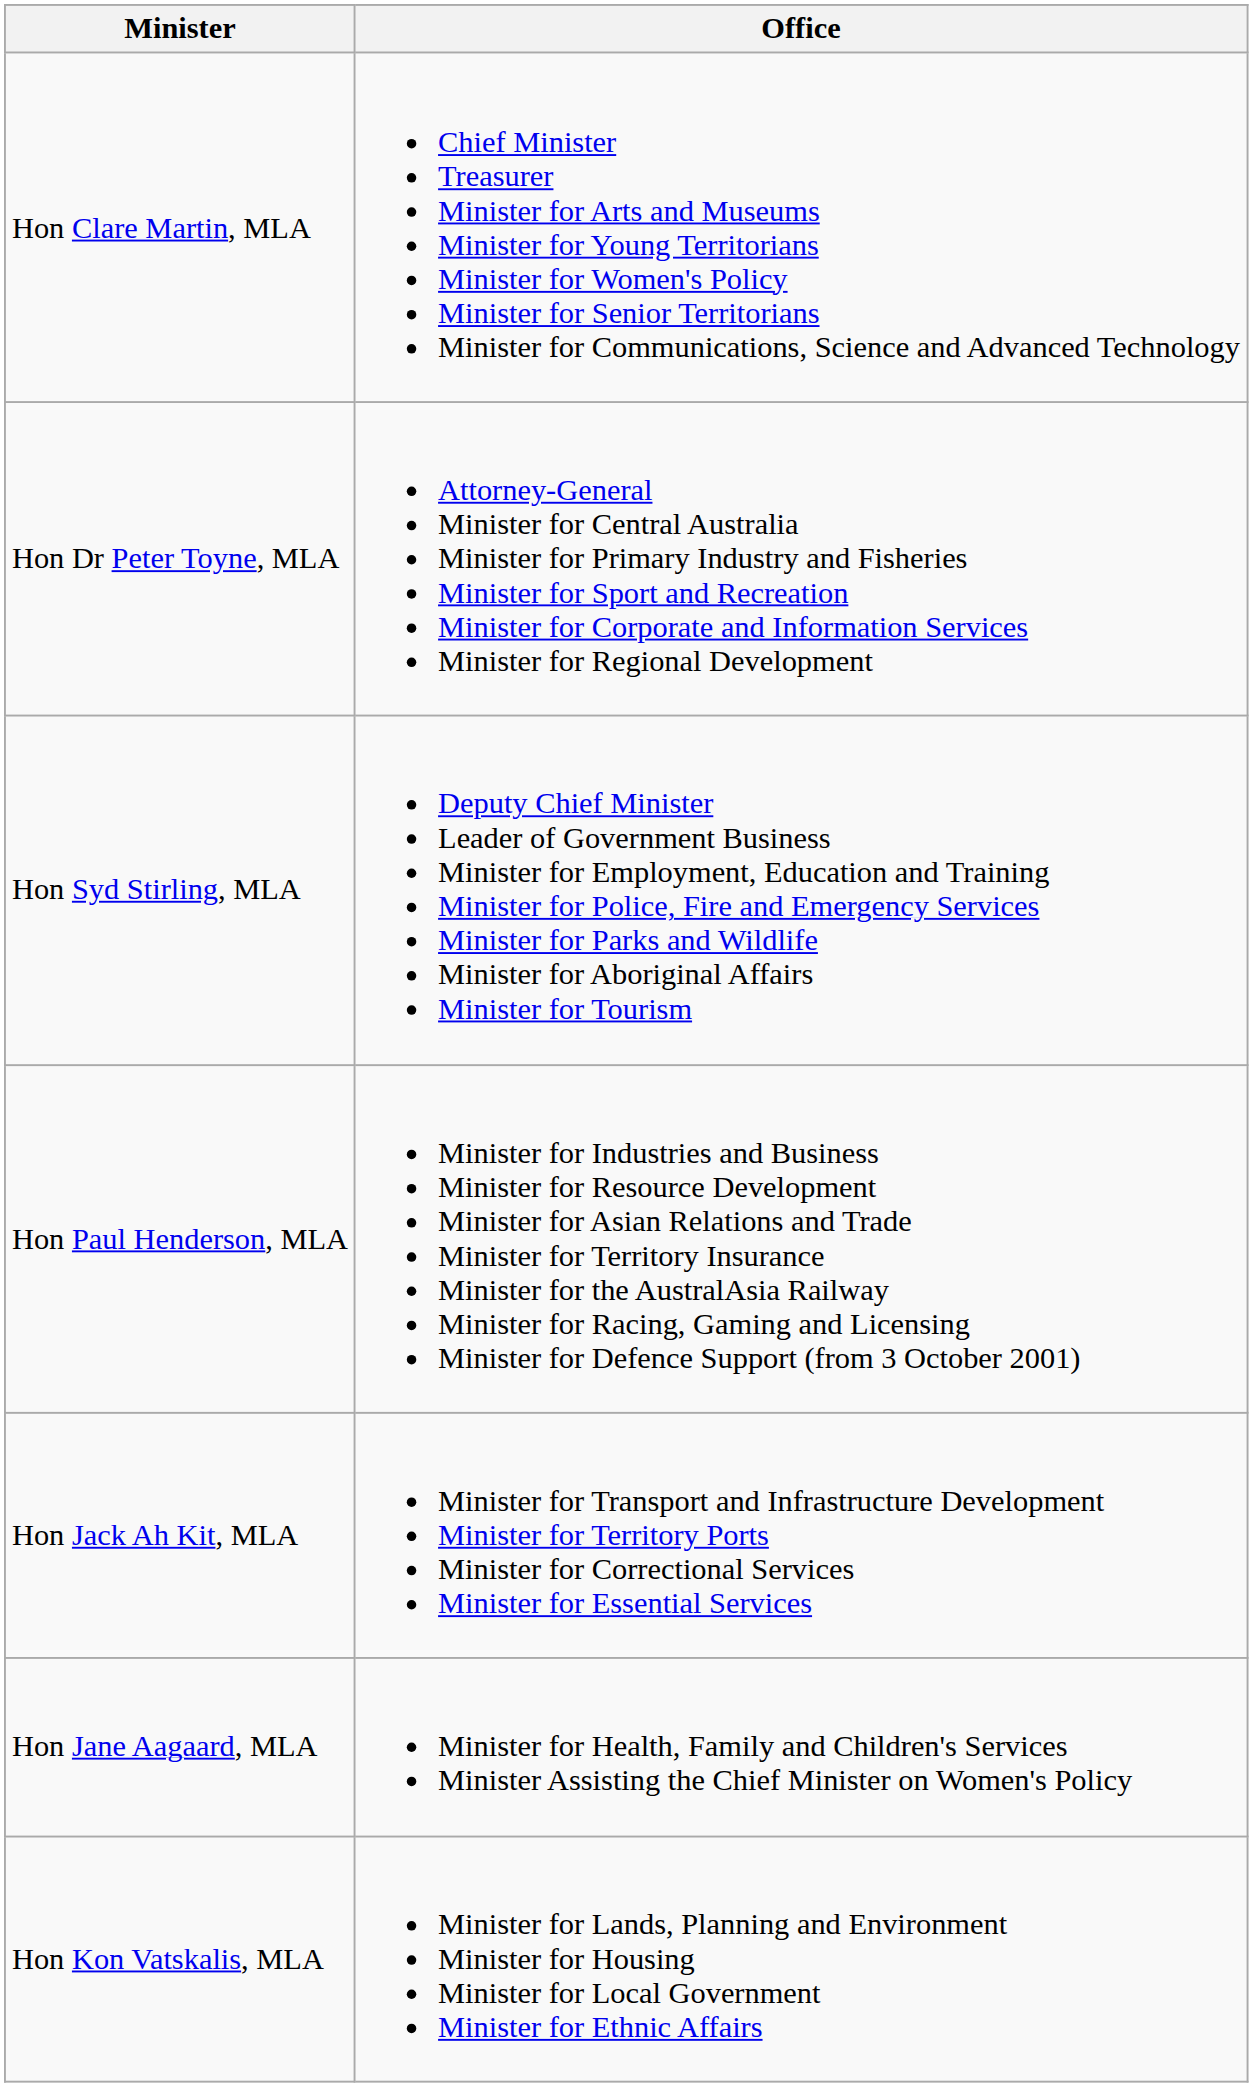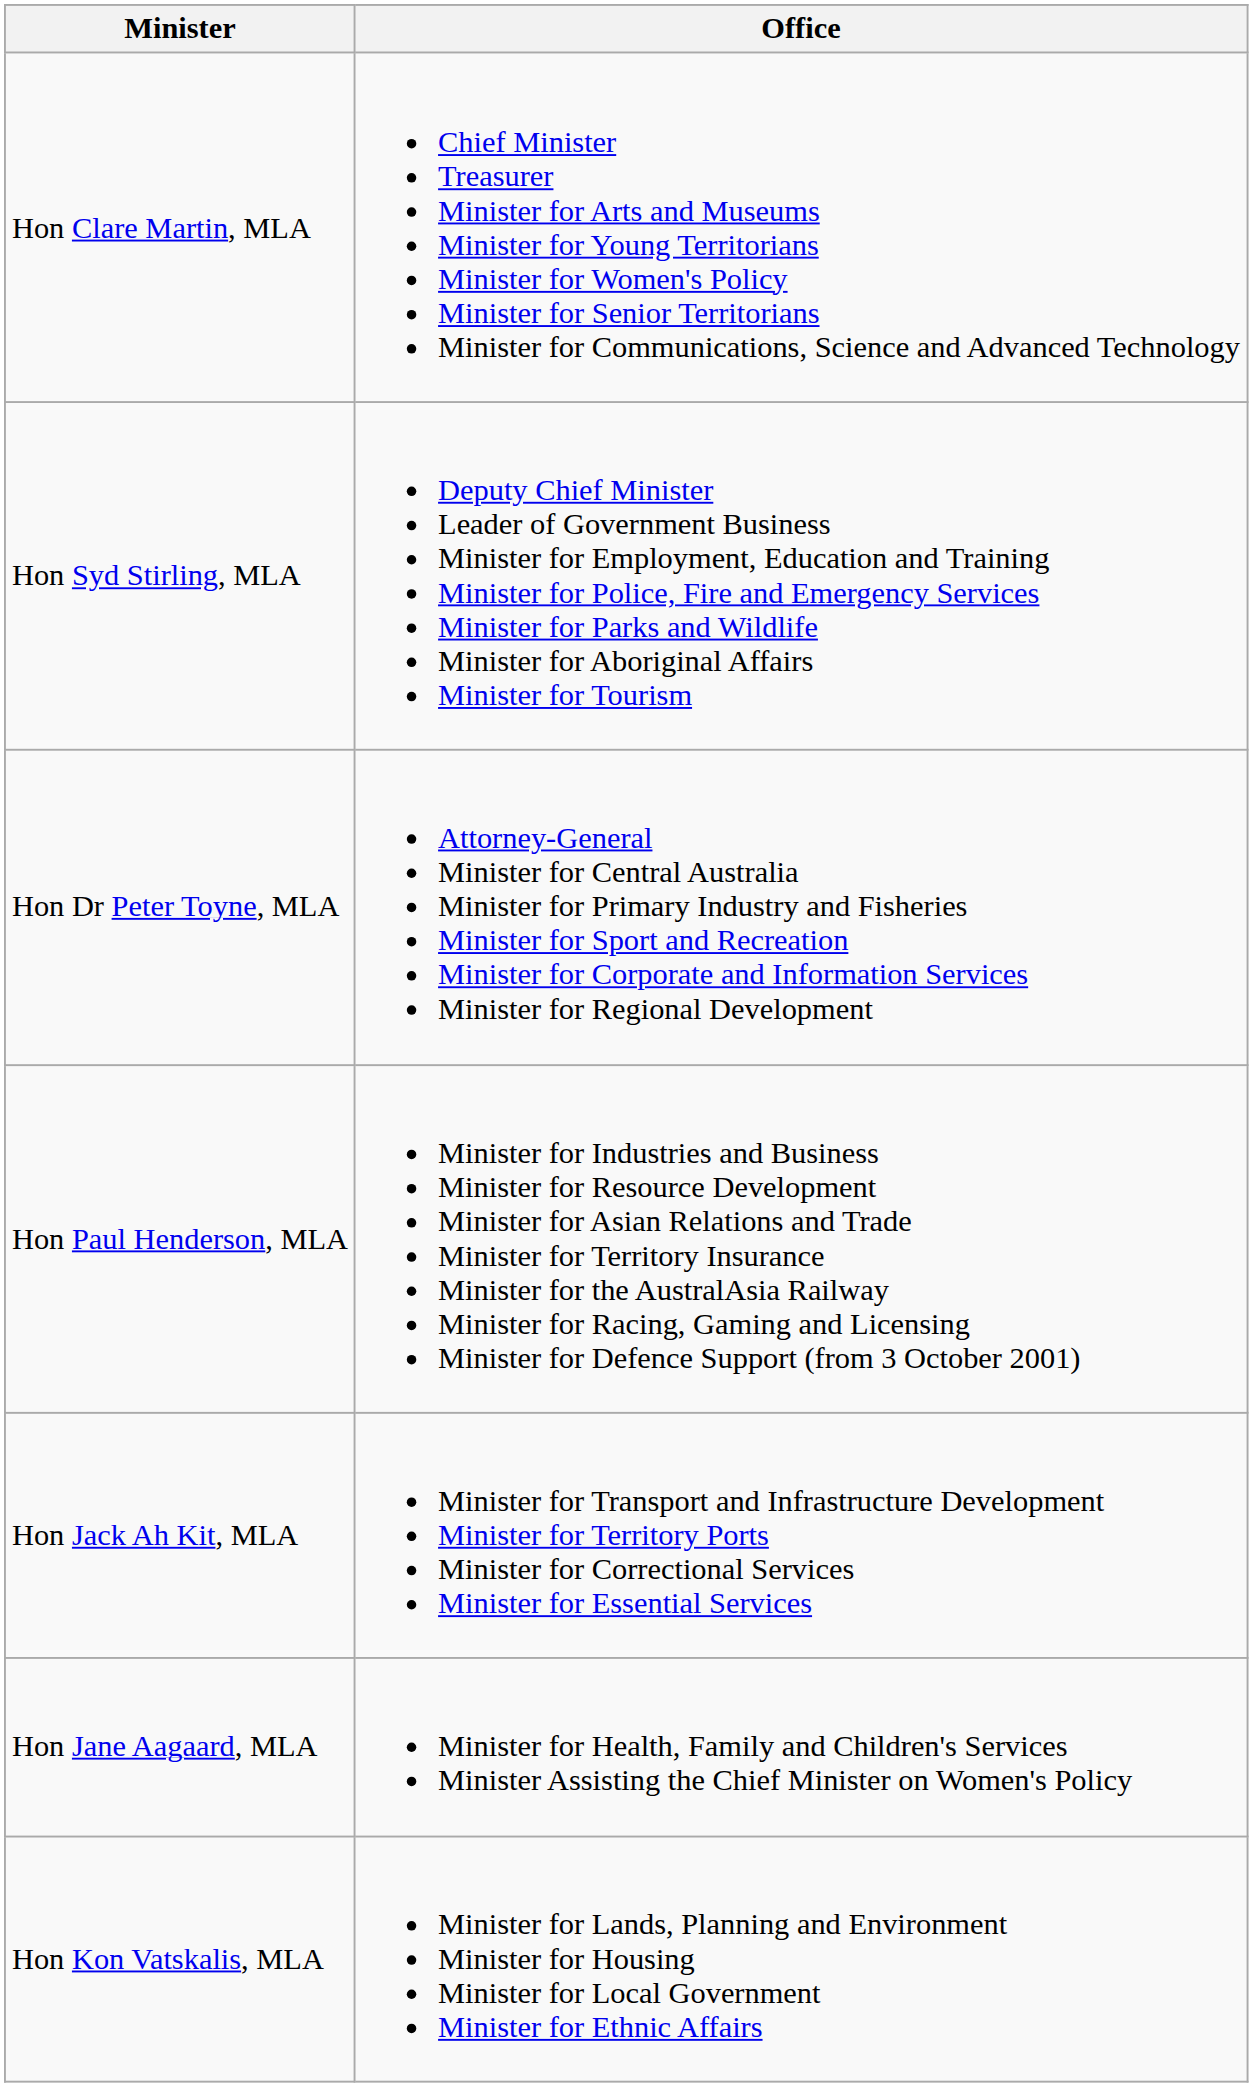rows swapped: (156, 889) <-> (176, 558)
